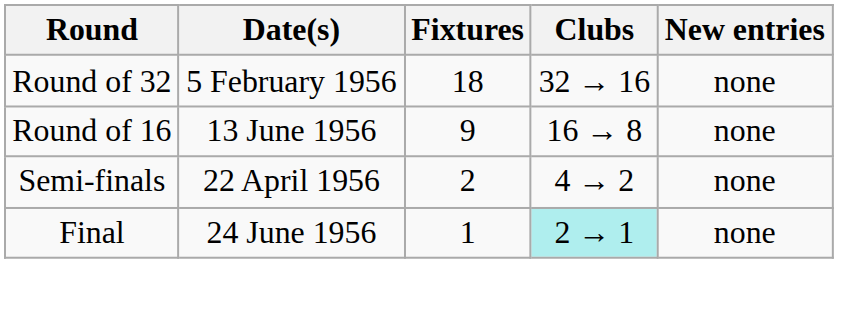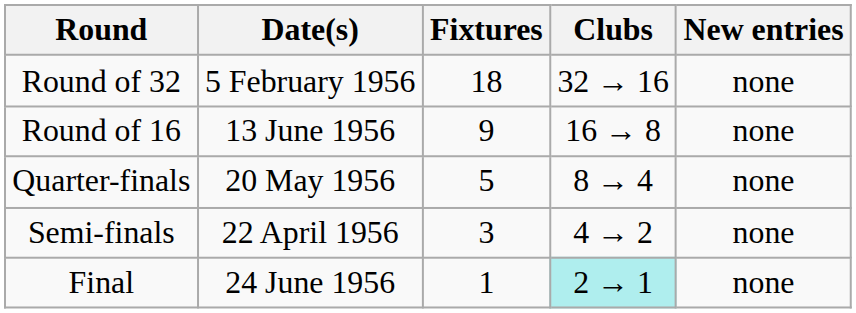+ row: (101, 181)
(468, 181) 2 -> (486, 231) 3
